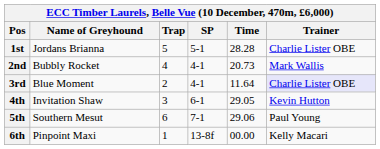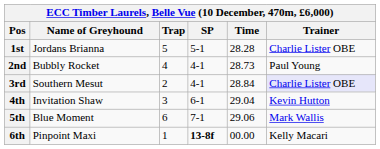(242, 65) 20.73 -> (242, 65) 28.73
(297, 65) Mark Wallis -> (295, 65) Paul Young
(63, 83) Blue Moment -> (68, 83) Southern Mesut
(242, 83) 11.64 -> (242, 83) 28.84
(242, 100) 29.05 -> (242, 100) 29.04
(68, 118) Southern Mesut -> (63, 118) Blue Moment
(295, 118) Paul Young -> (297, 118) Mark Wallis
(202, 135) normal -> (202, 135) bold
